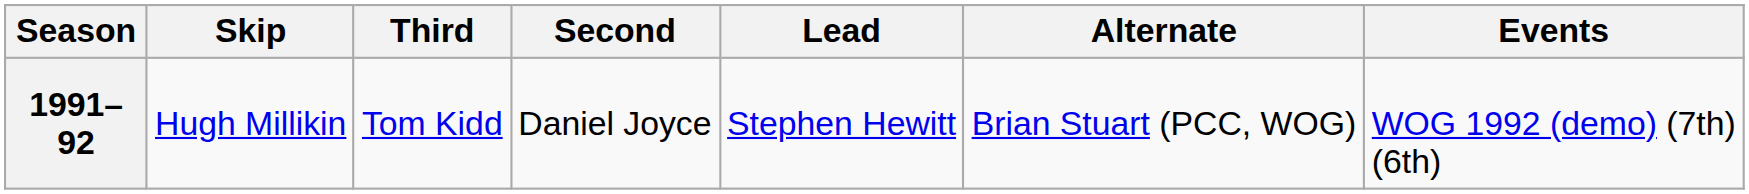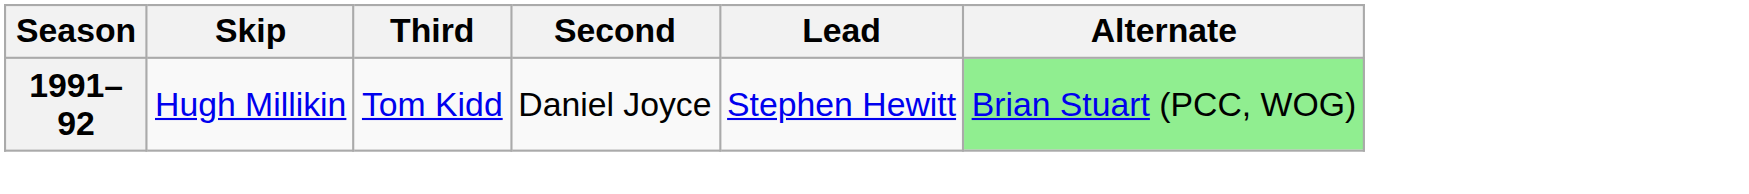- column: (1554, 31)
(1164, 122) no background -> (1164, 103) lightgreen background
